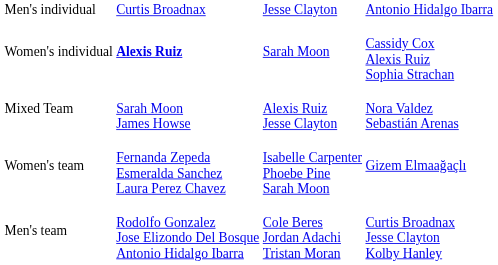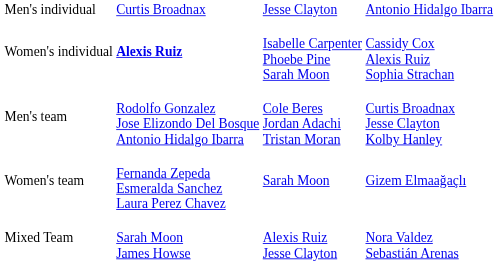(296, 51) Sarah Moon -> (312, 59) Isabelle Carpenter Phoebe Pine Sarah Moon
rows swapped: (36, 230) <-> (39, 108)
(312, 173) Isabelle Carpenter Phoebe Pine Sarah Moon -> (296, 181) Sarah Moon
